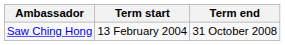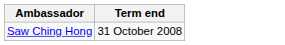- column: (142, 13)
